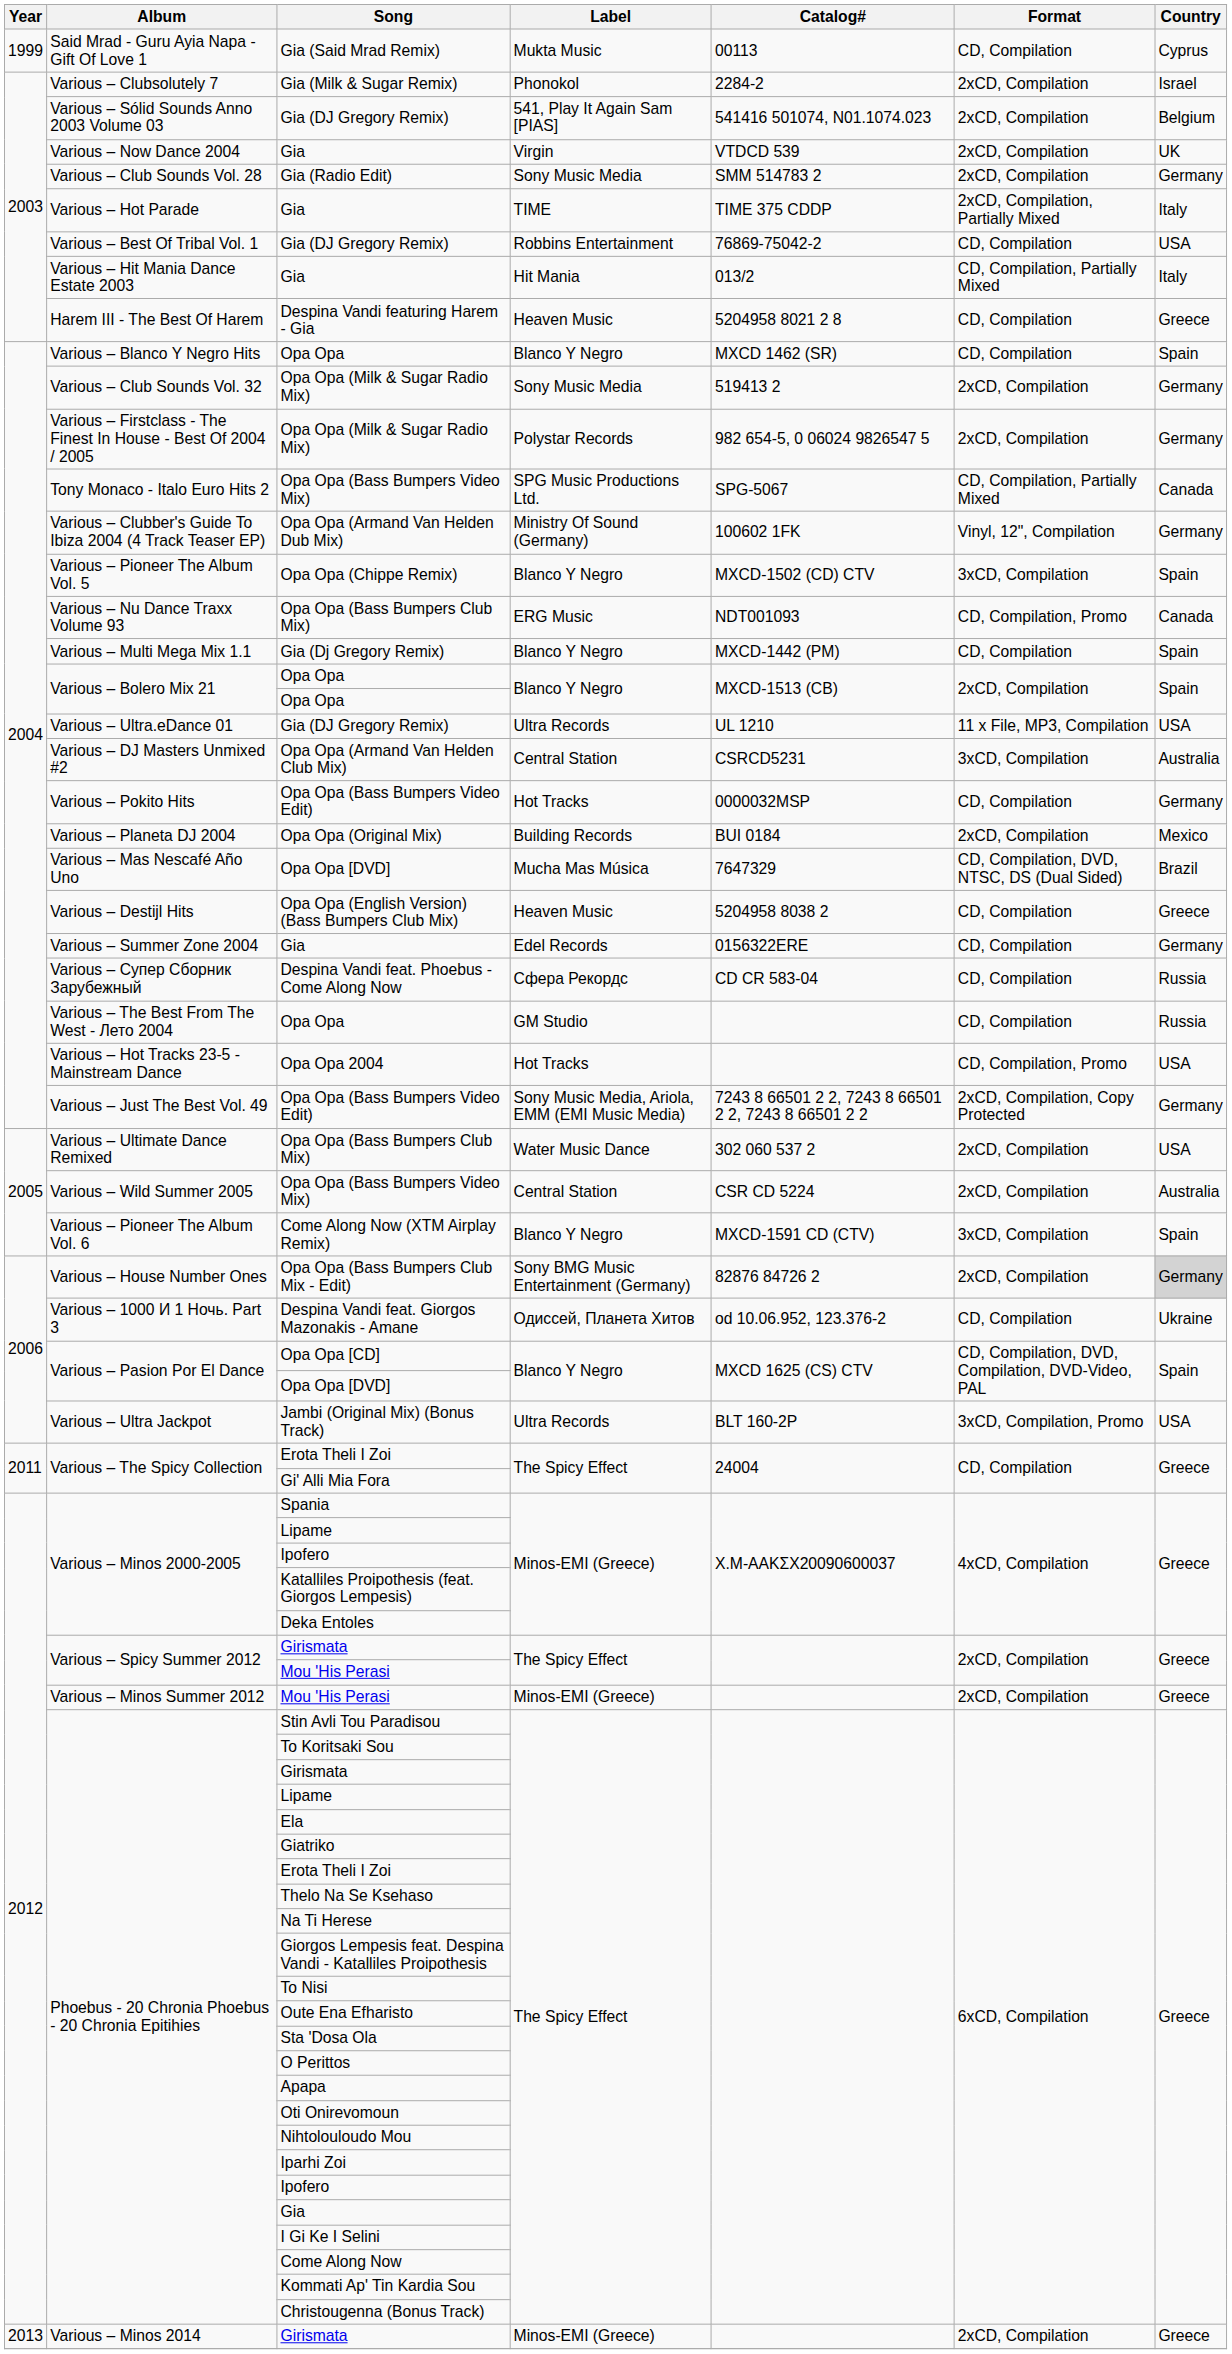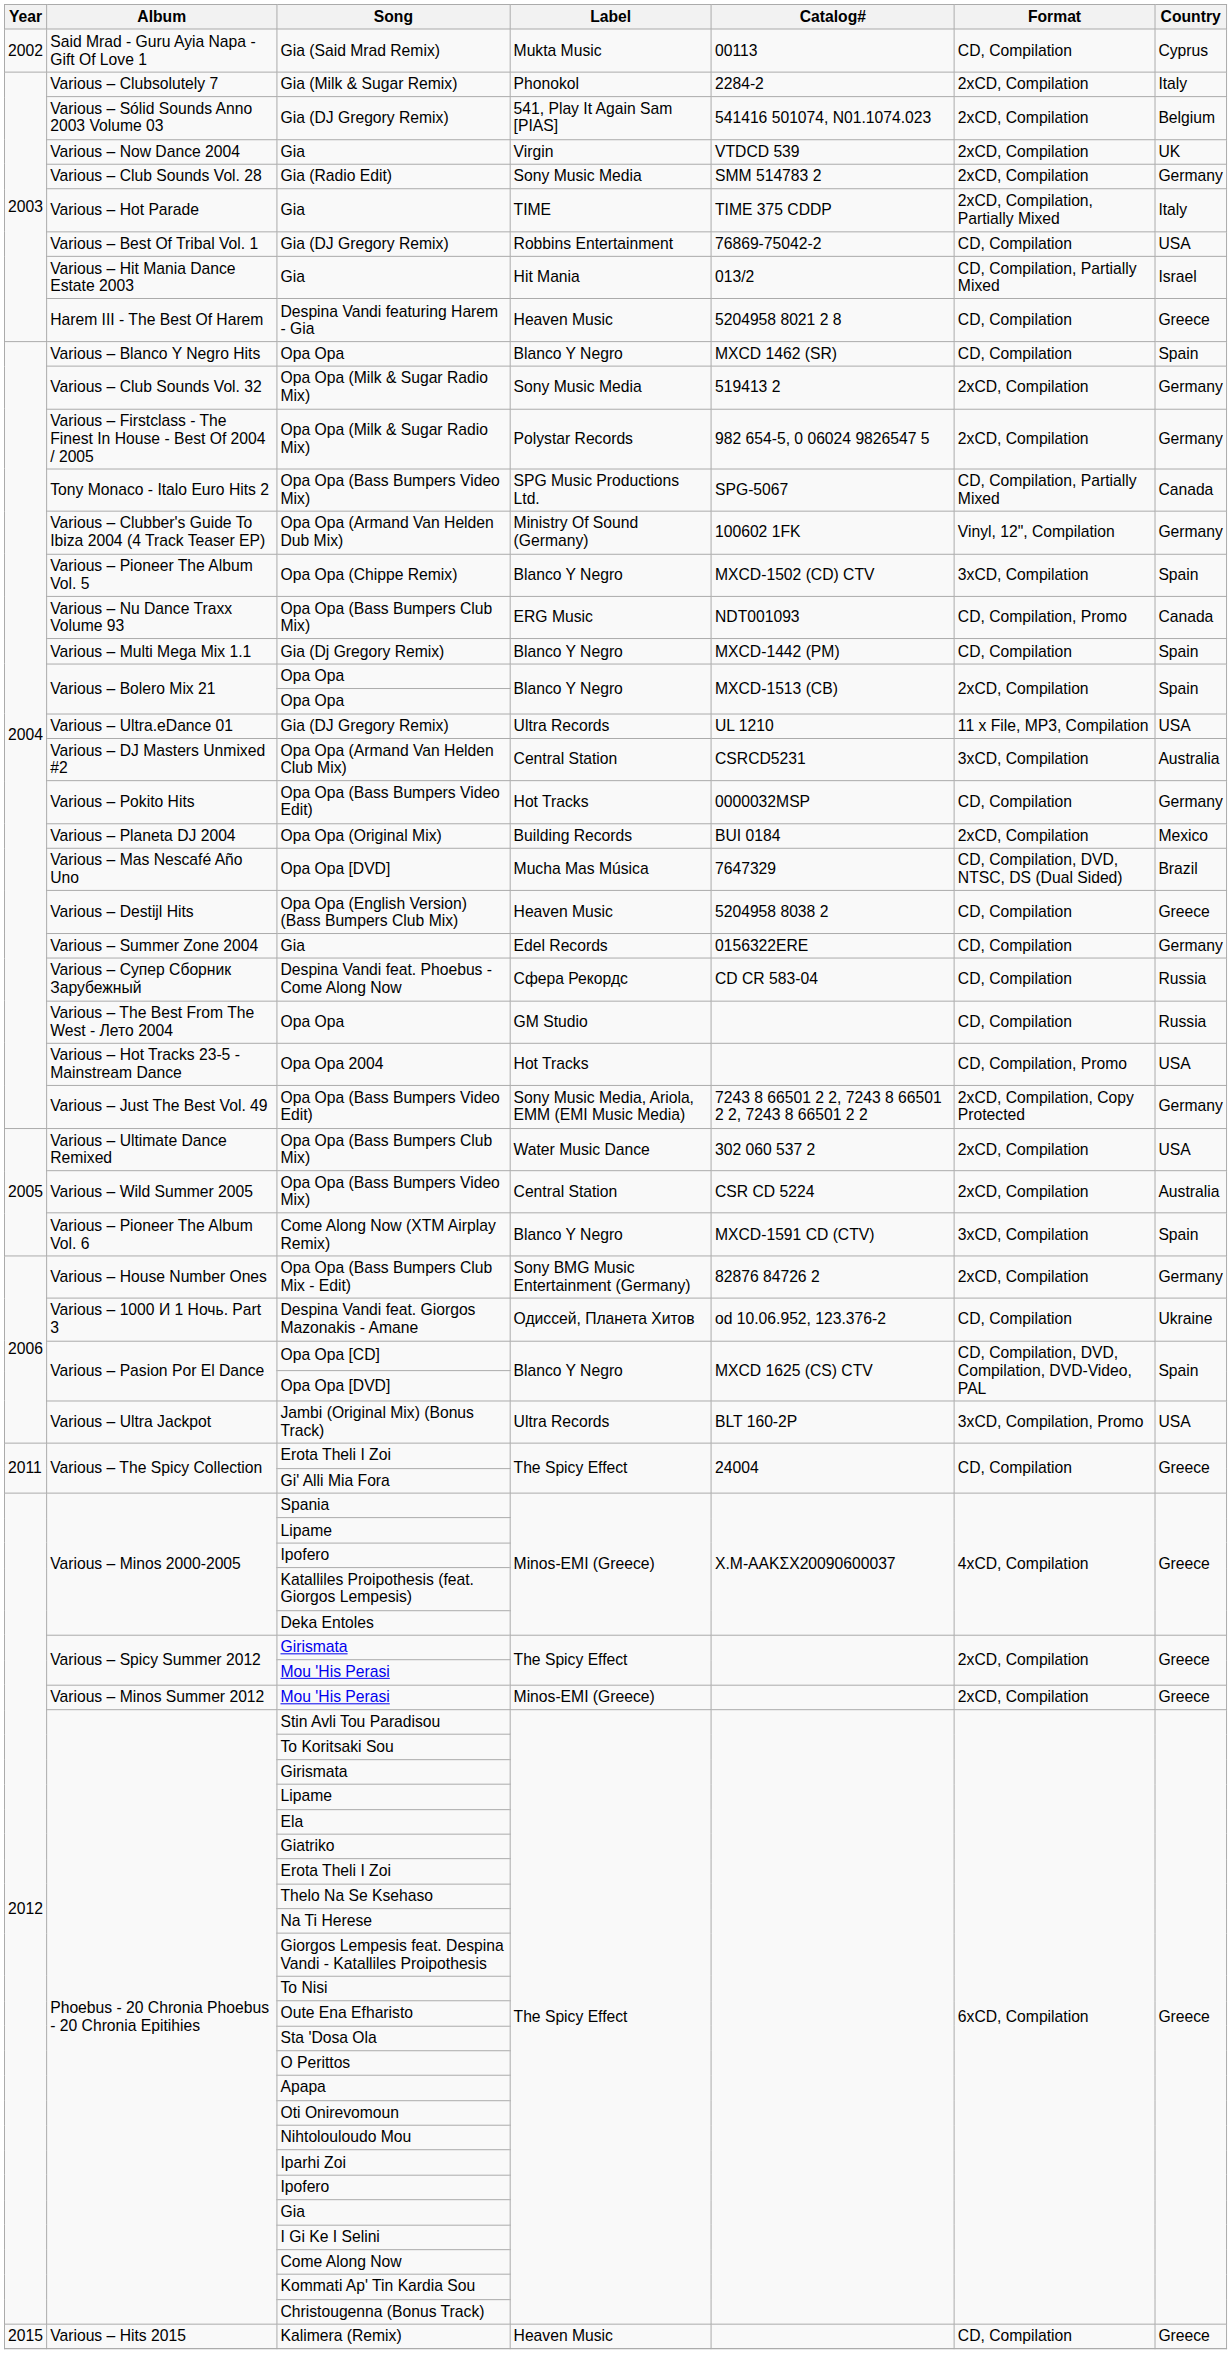(26, 50) 1999 -> (26, 50) 2002
(1178, 84) Israel -> (1173, 84) Italy
(1173, 277) Italy -> (1178, 277) Israel
(1191, 1276) lightgrey background -> (1191, 1276) no background
- row: (125, 2336)
+ row: (118, 2336)
